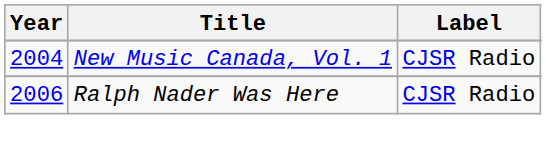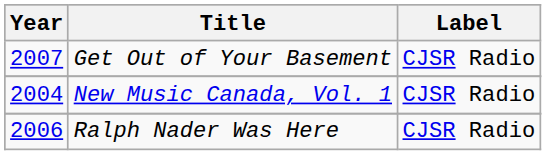+ row: (233, 59)
